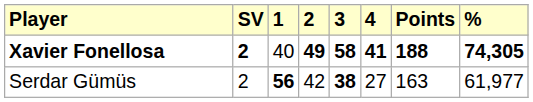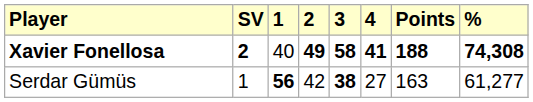(494, 50) 74,305 -> (494, 50) 74,308
(243, 81) 2 -> (243, 81) 1
(494, 81) 61,977 -> (494, 81) 61,277
